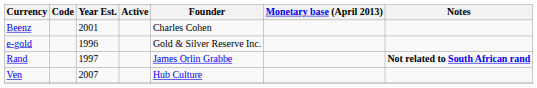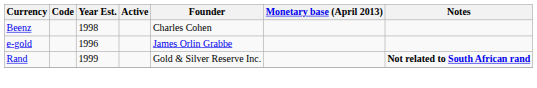(88, 28) 2001 -> (88, 28) 1998
(207, 43) Gold & Silver Reserve Inc. -> (193, 43) James Orlin Grabbe
(88, 59) 1997 -> (88, 59) 1999
(193, 59) James Orlin Grabbe -> (207, 59) Gold & Silver Reserve Inc.
- row: (14, 75)
